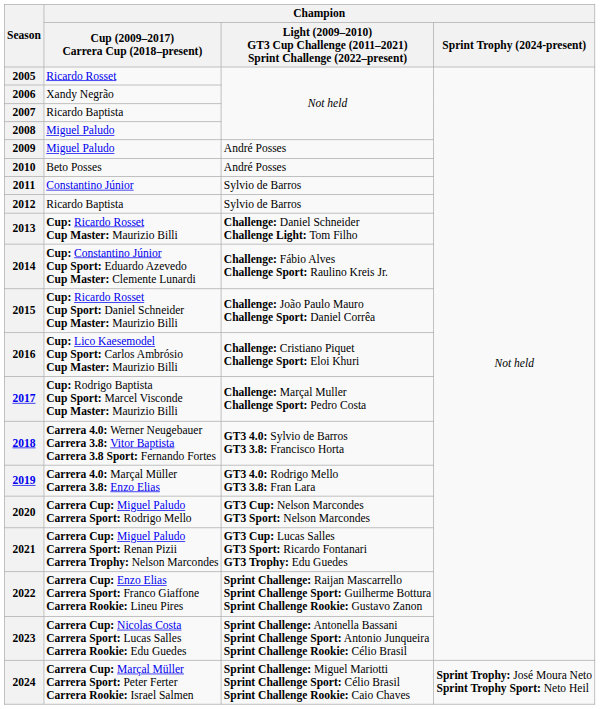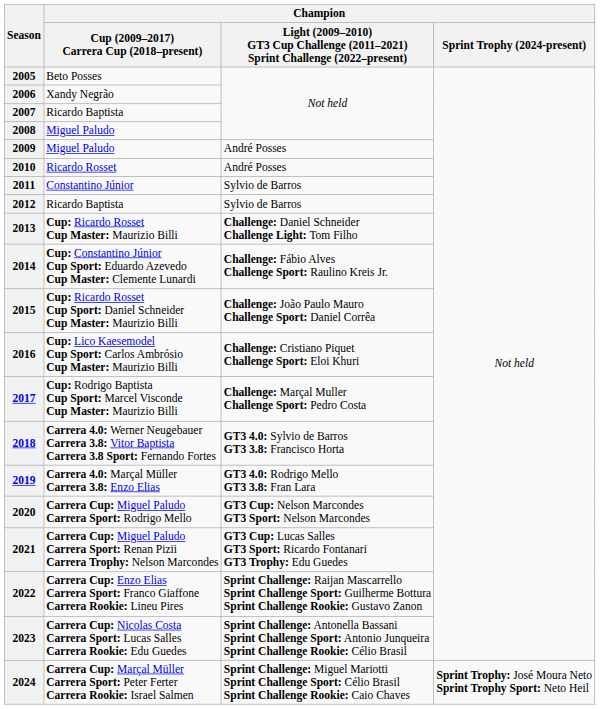(81, 76) Ricardo Rosset -> (74, 76) Beto Posses
(74, 167) Beto Posses -> (81, 167) Ricardo Rosset
